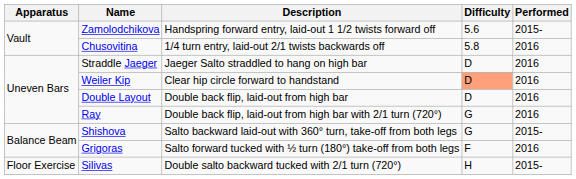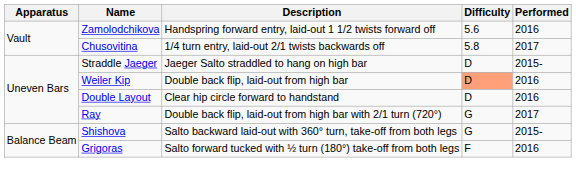(529, 30) 2015- -> (527, 30) 2016
(527, 47) 2016 -> (527, 47) 2017
(527, 64) 2016 -> (529, 64) 2015-
(252, 81) Clear hip circle forward to handstand -> (256, 81) Double back flip, laid-out from high bar
(256, 98) Double back flip, laid-out from high bar -> (252, 98) Clear hip circle forward to handstand
(527, 115) 2016 -> (527, 115) 2017
- row: (97, 166)
